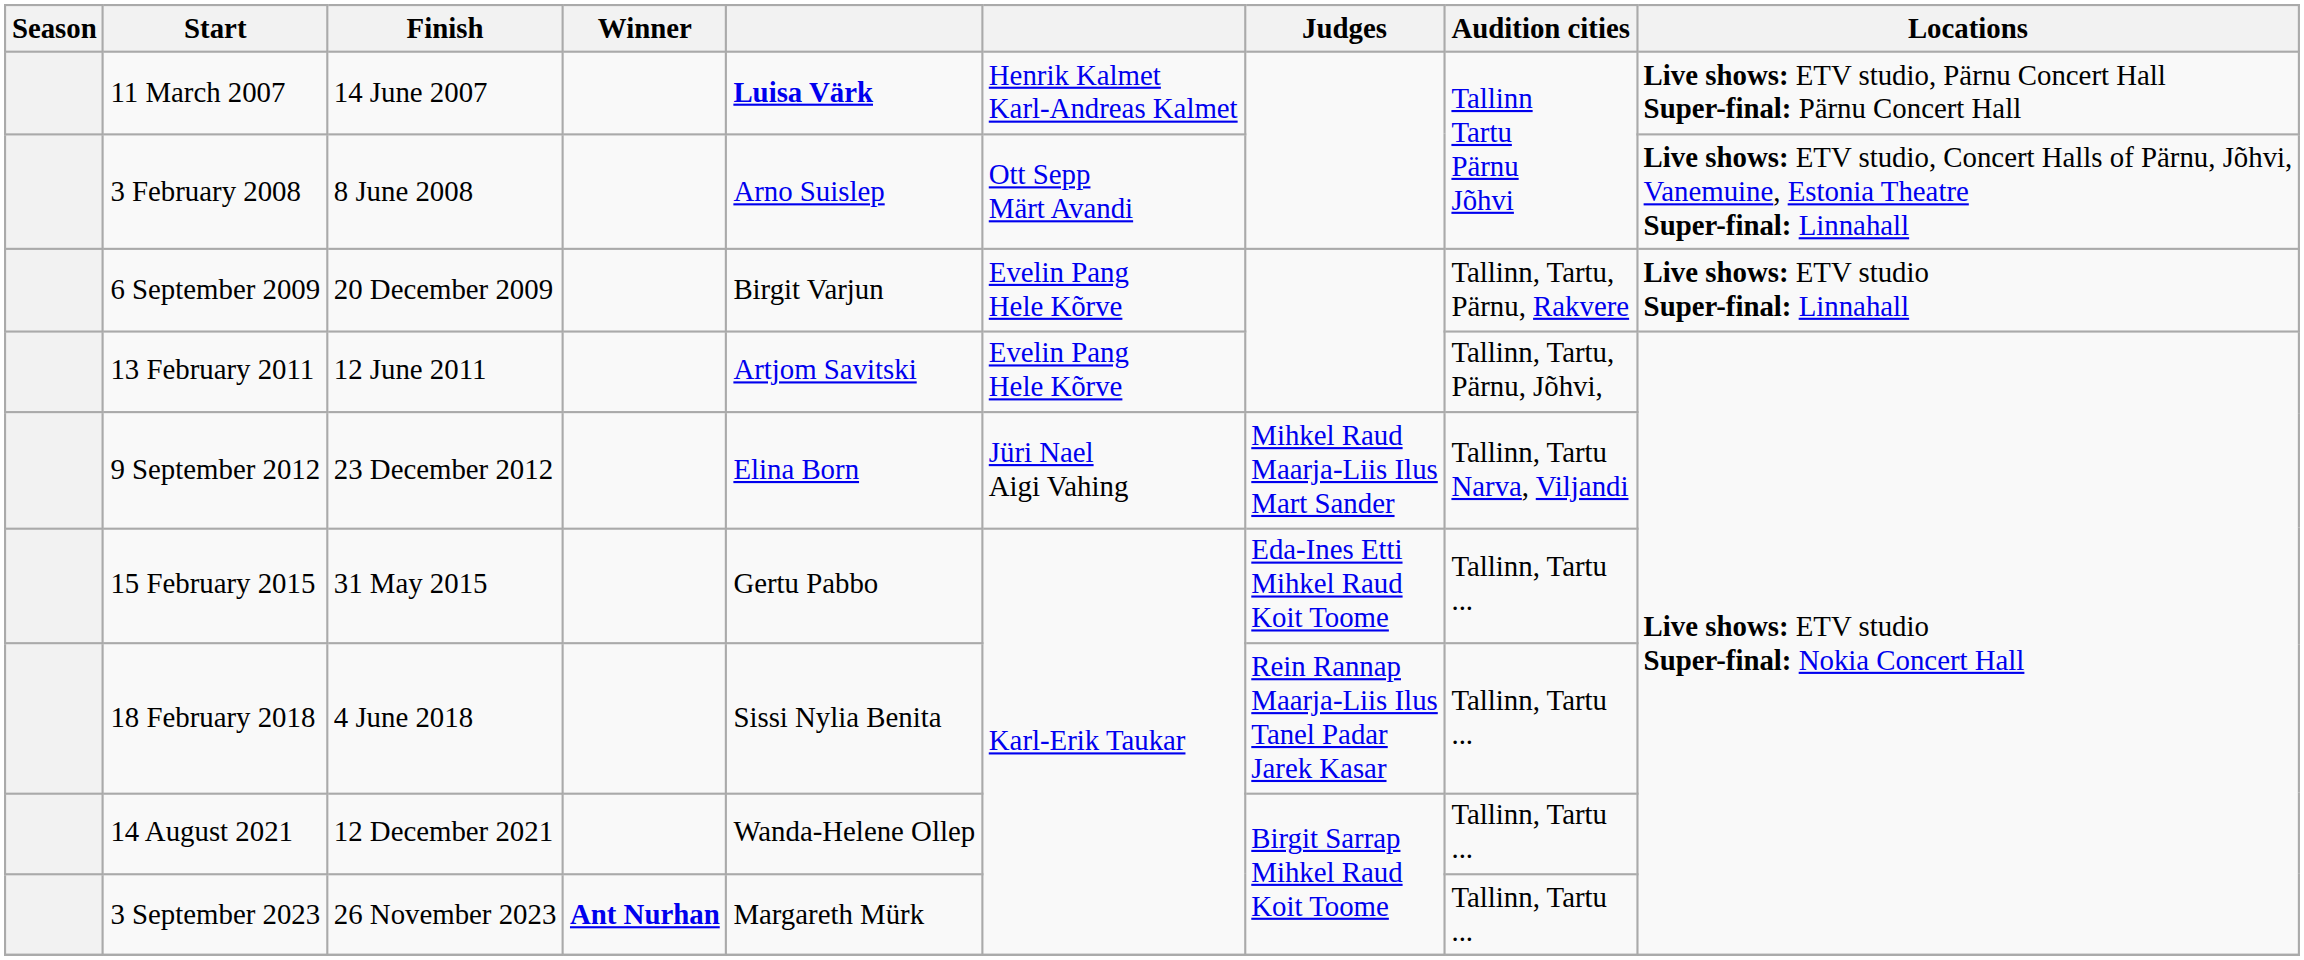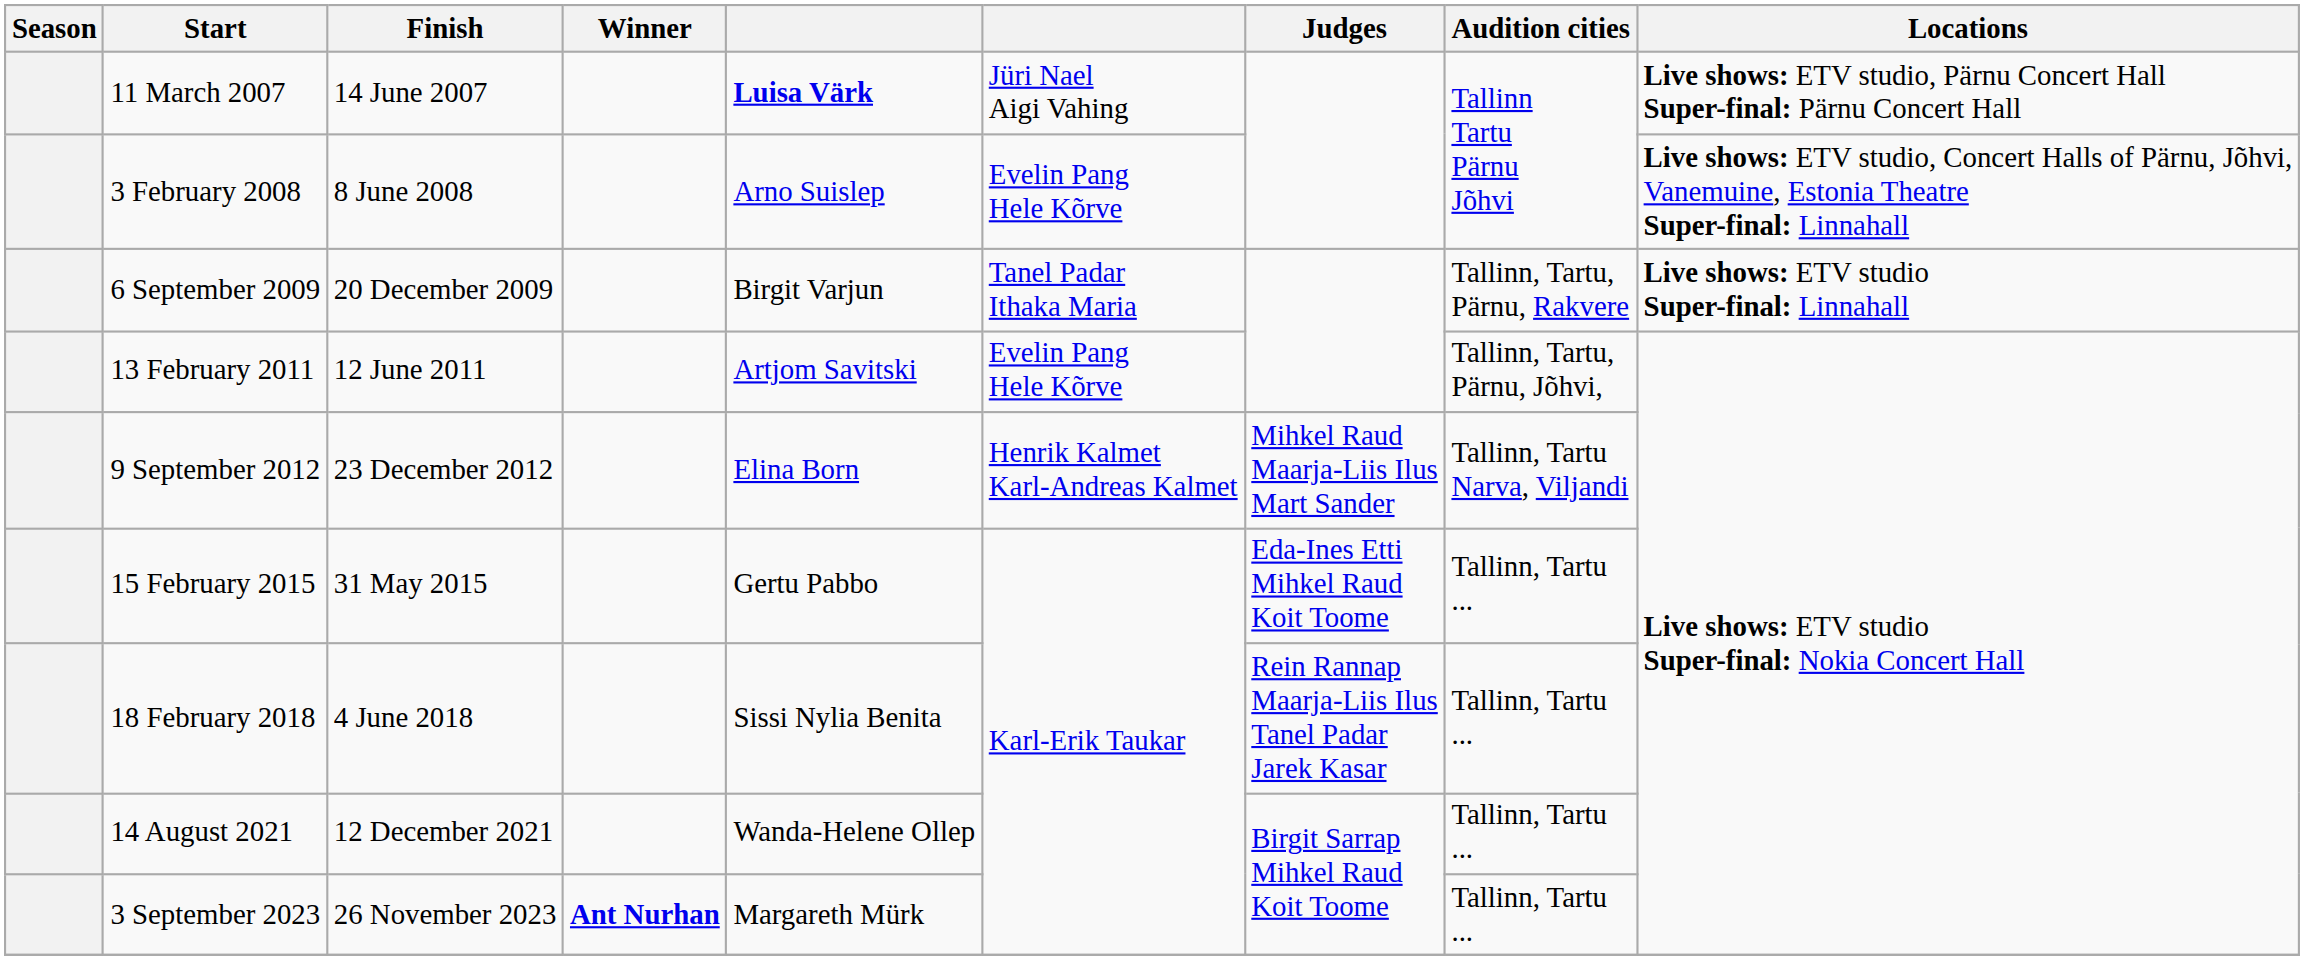(1113, 92) Henrik Kalmet Karl-Andreas Kalmet -> (1059, 92) Jüri Nael Aigi Vahing
(1061, 190) Ott Sepp Märt Avandi -> (1059, 190) Evelin Pang Hele Kõrve
(1059, 289) Evelin Pang Hele Kõrve -> (1063, 289) Tanel Padar Ithaka Maria
(1059, 469) Jüri Nael Aigi Vahing -> (1113, 469) Henrik Kalmet Karl-Andreas Kalmet
